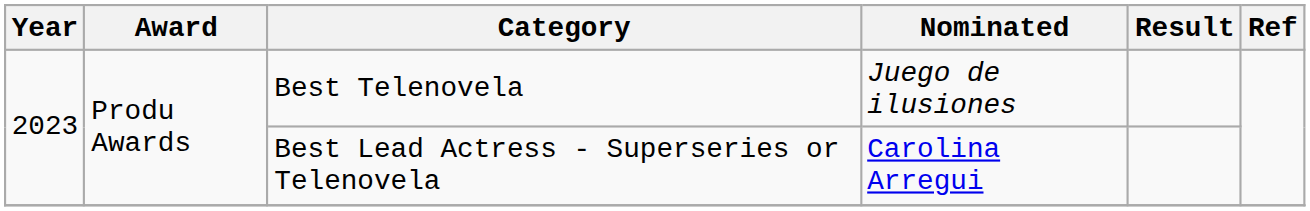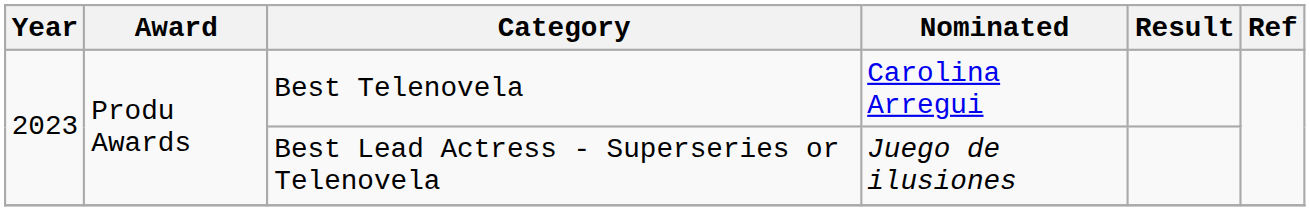(942, 89) Juego de ilusiones -> (934, 89) Carolina Arregui
(934, 166) Carolina Arregui -> (942, 166) Juego de ilusiones
